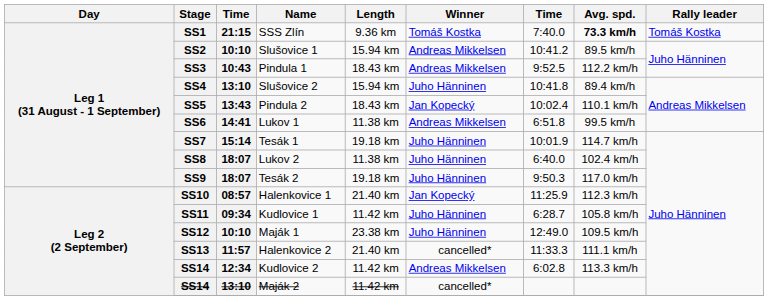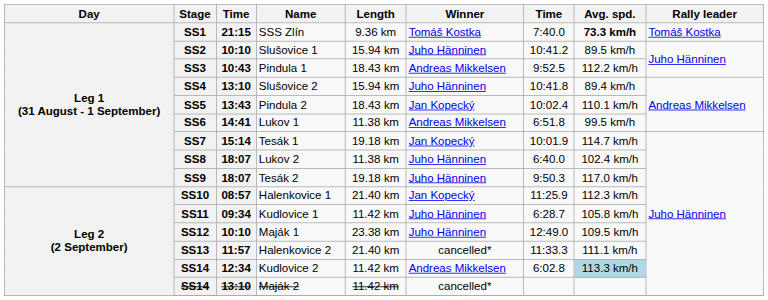(457, 50) Andreas Mikkelsen -> (447, 50) Juho Hänninen
(447, 141) Juho Hänninen -> (442, 141) Jan Kopecký
(610, 269) no background -> (610, 269) lightblue background
